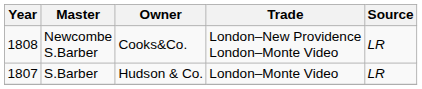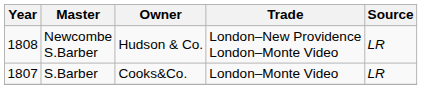(153, 44) Cooks&Co. -> (161, 44) Hudson & Co.
(161, 73) Hudson & Co. -> (153, 73) Cooks&Co.
